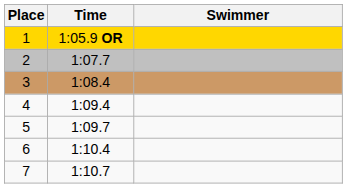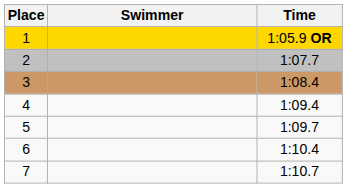columns swapped: (238, 15) <-> (91, 15)
